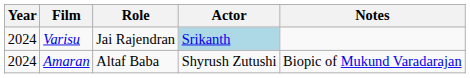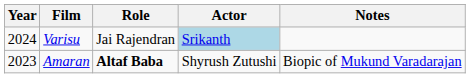(22, 61) 2024 -> (22, 61) 2023
(128, 61) normal -> (130, 61) bold
